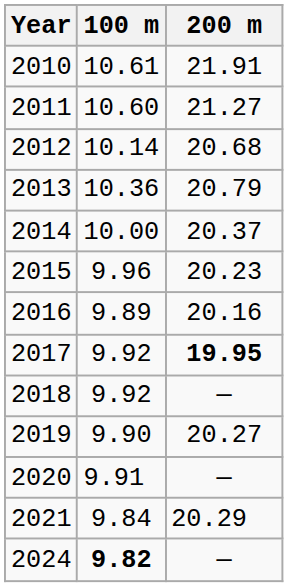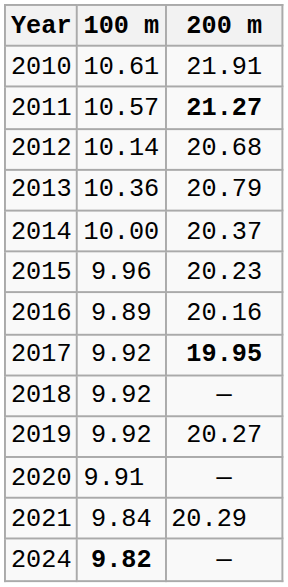(121, 108) 10.60 -> (121, 108) 10.57
(224, 108) normal -> (224, 108) bold
(121, 437) 9.90 -> (121, 437) 9.92
